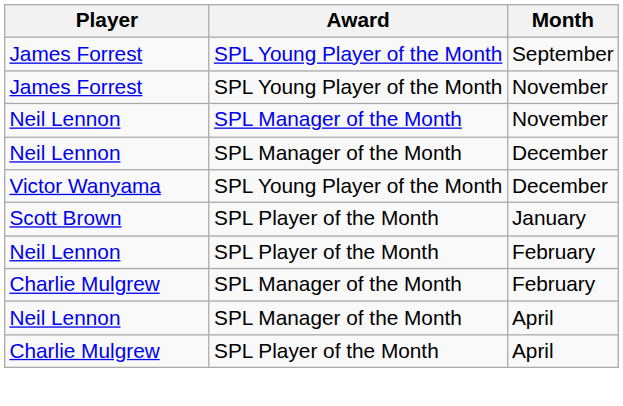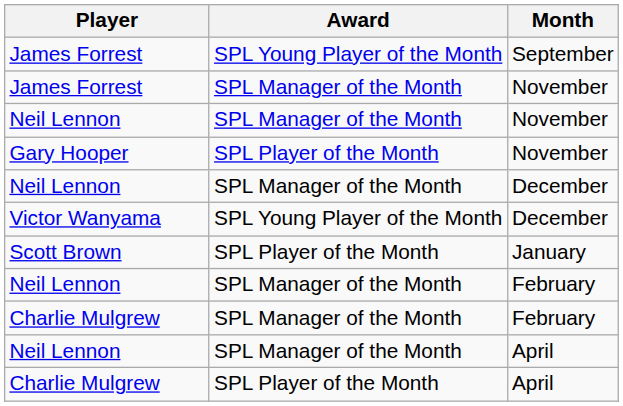(358, 86) SPL Young Player of the Month -> (338, 86) SPL Manager of the Month
+ row: (69, 152)
(326, 251) SPL Player of the Month -> (338, 284) SPL Manager of the Month
